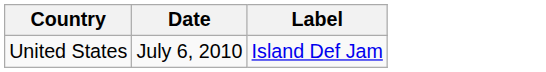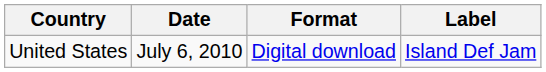+ column: (324, 20)
